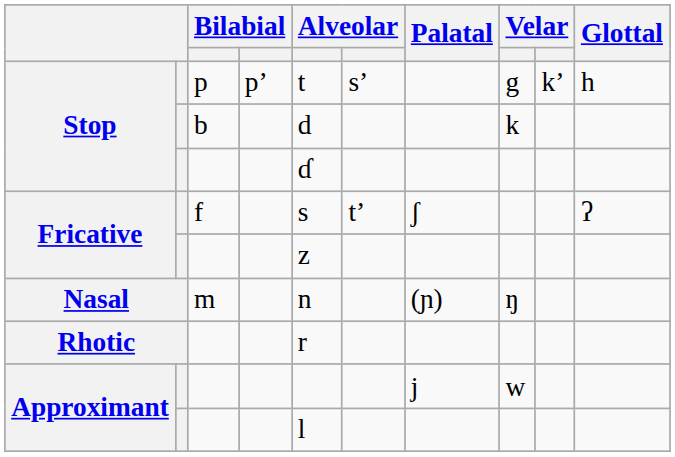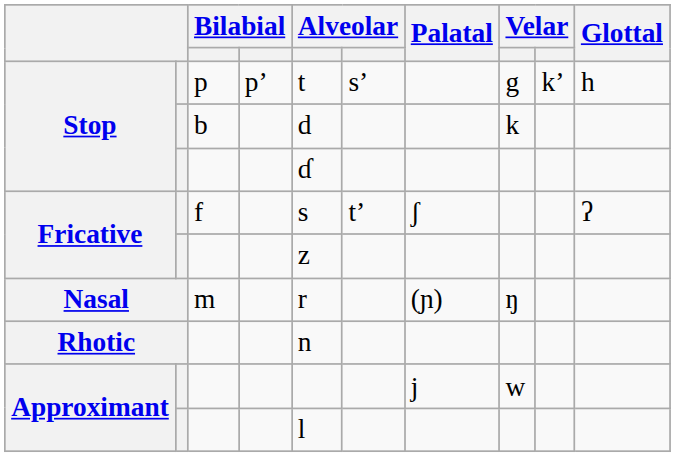(305, 299) n -> (302, 299) r
(302, 342) r -> (305, 342) n
